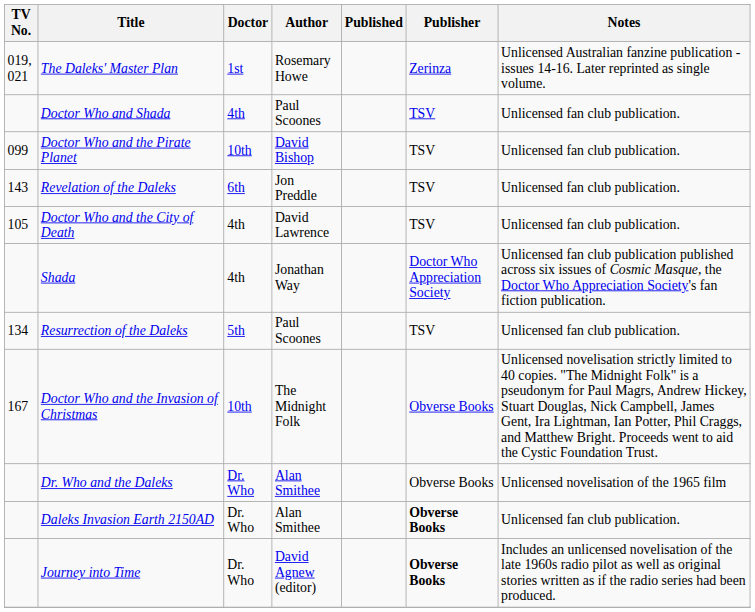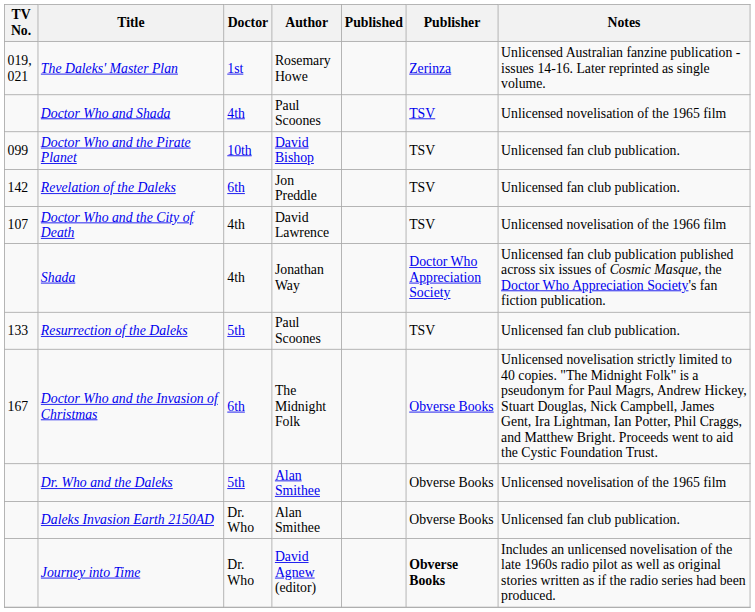(591, 113) Unlicensed fan club publication. -> (614, 113) Unlicensed novelisation of the 1965 film
(18, 187) 143 -> (18, 187) 142
(18, 225) 105 -> (18, 225) 107
(591, 225) Unlicensed fan club publication. -> (614, 225) Unlicensed novelisation of the 1966 film
(18, 330) 134 -> (18, 330) 133
(240, 406) 10th -> (236, 406) 6th
(241, 482) Dr. Who -> (236, 482) 5th
(434, 520) bold -> (451, 520) normal
